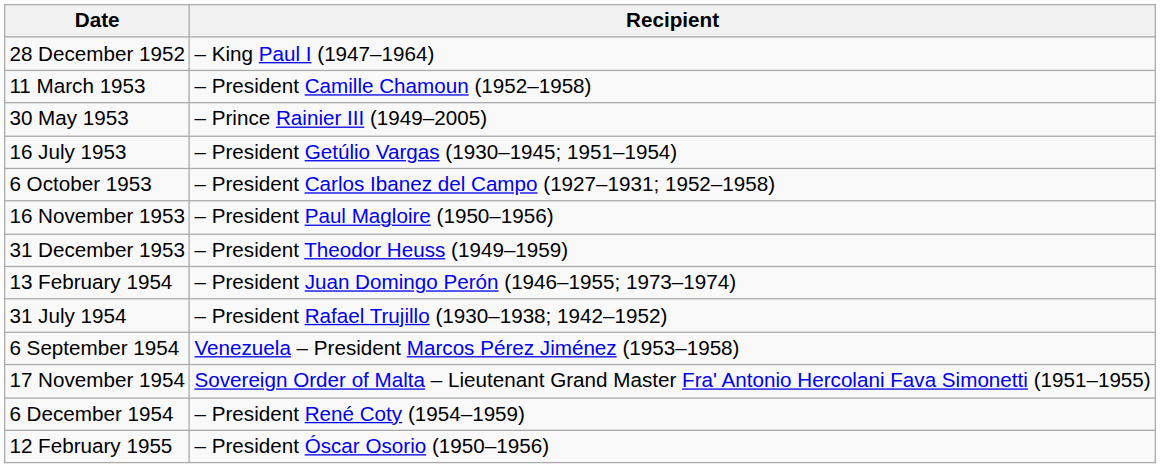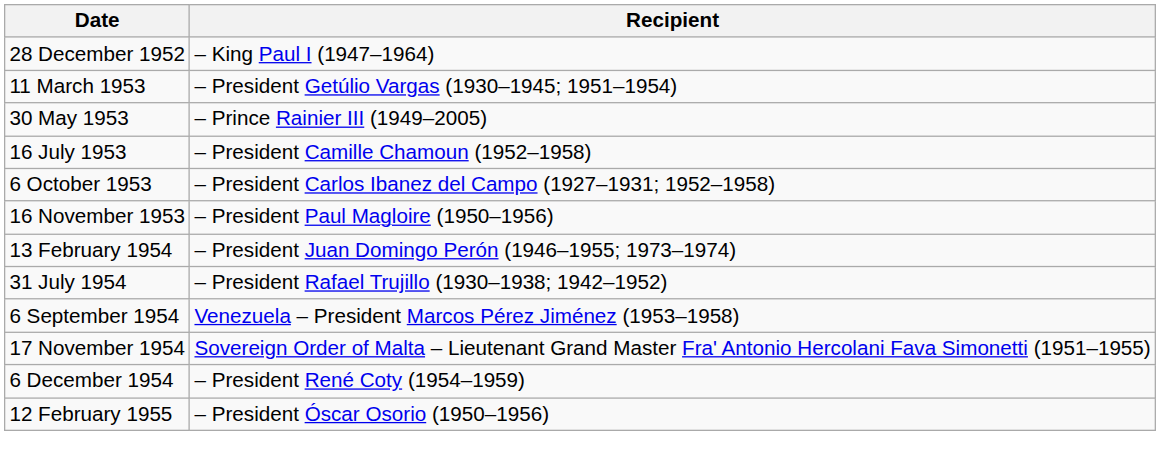(393, 86) – President Camille Chamoun (1952–1958) -> (436, 86) – President Getúlio Vargas (1930–1945; 1951–1954)
(436, 151) – President Getúlio Vargas (1930–1945; 1951–1954) -> (393, 151) – President Camille Chamoun (1952–1958)
- row: (97, 250)
